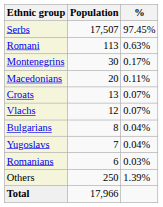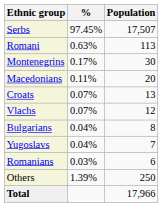columns swapped: (94, 12) <-> (139, 12)
